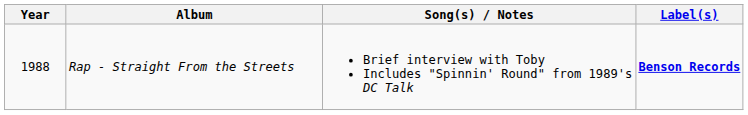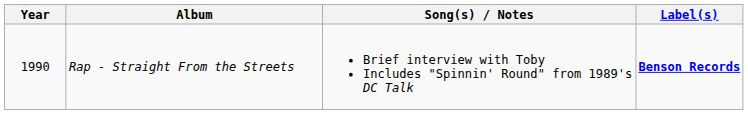(35, 67) 1988 -> (35, 67) 1990
